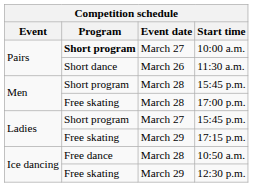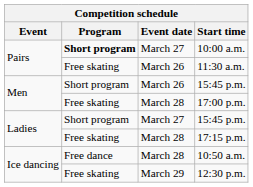(91, 66) Short dance -> (92, 66) Free skating
(162, 84) March 28 -> (162, 84) March 26
(162, 137) March 29 -> (162, 137) March 28
